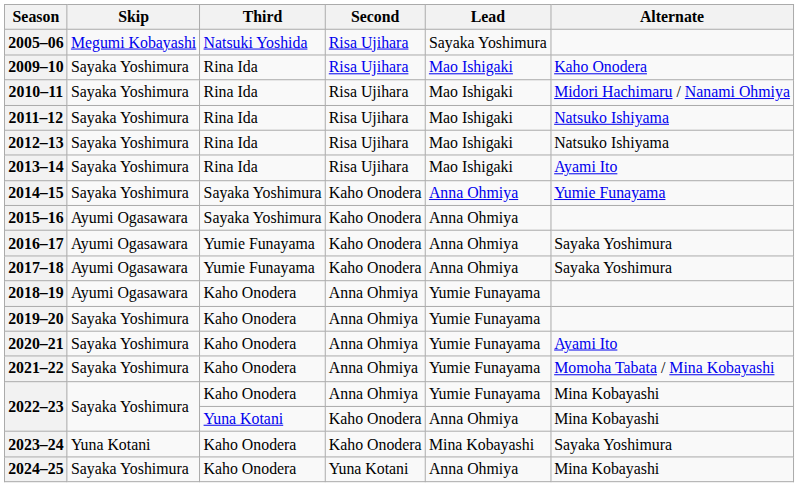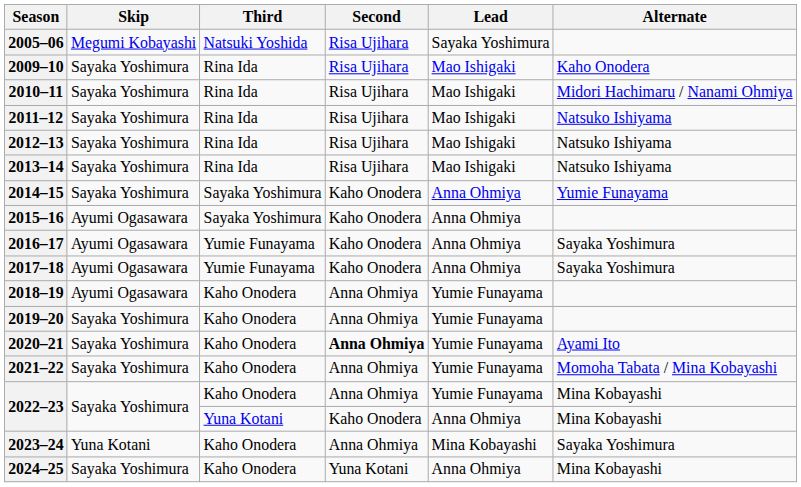(586, 167) Ayami Ito -> (614, 167) Natsuko Ishiyama
(373, 343) normal -> (377, 343) bold
(375, 444) Kaho Onodera -> (373, 444) Anna Ohmiya
